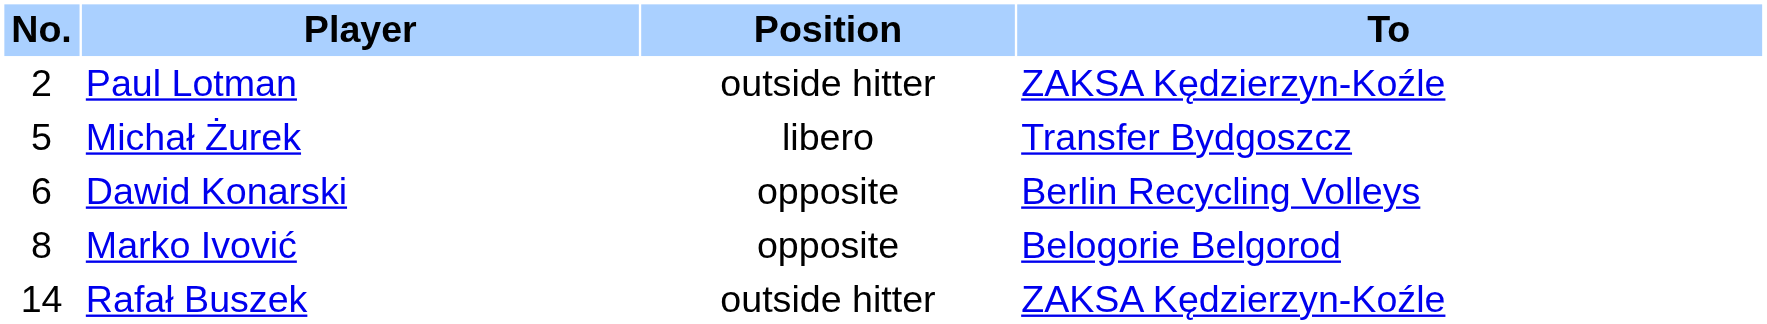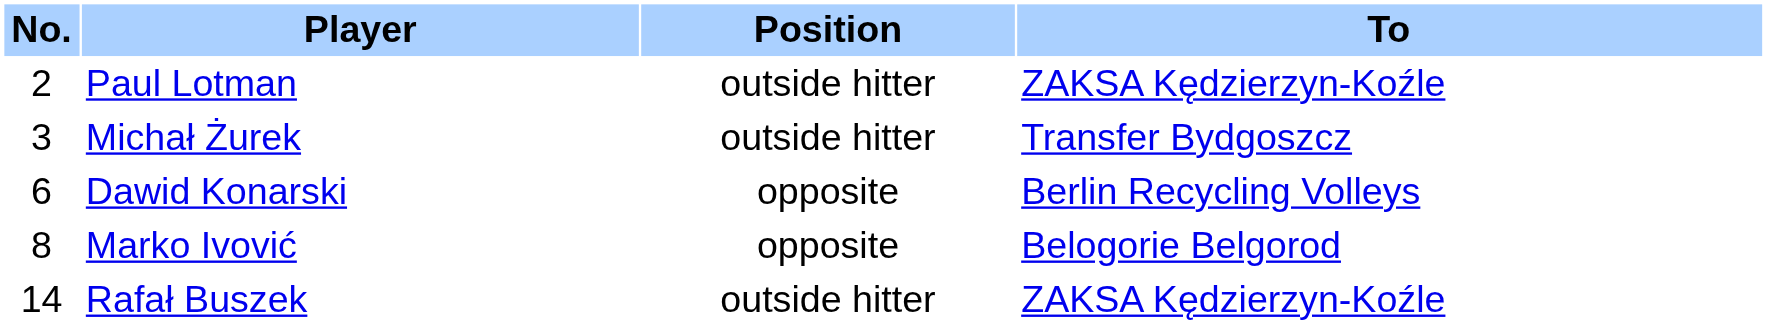(42, 137) 5 -> (42, 137) 3
(828, 137) libero -> (828, 137) outside hitter
